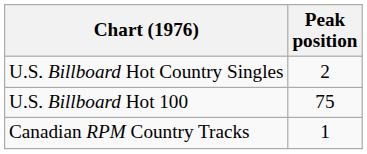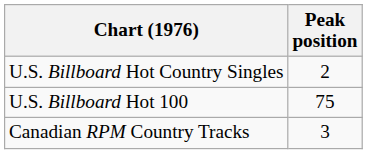(325, 132) 1 -> (325, 132) 3
